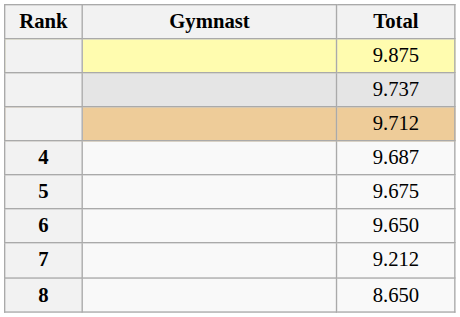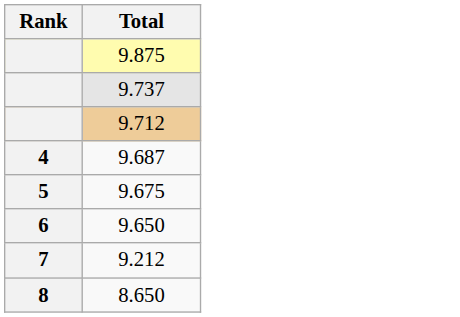- column: (209, 21)
